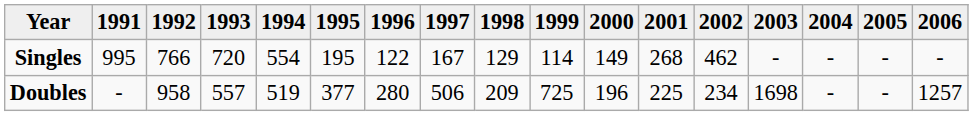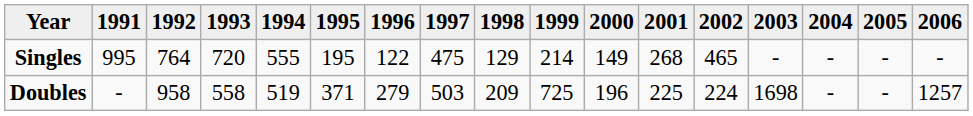(174, 57) 766 -> (174, 57) 764
(283, 57) 554 -> (283, 57) 555
(447, 57) 167 -> (447, 57) 475
(557, 57) 114 -> (557, 57) 214
(721, 57) 462 -> (721, 57) 465
(228, 92) 557 -> (228, 92) 558
(338, 92) 377 -> (338, 92) 371
(393, 92) 280 -> (393, 92) 279
(447, 92) 506 -> (447, 92) 503
(721, 92) 234 -> (721, 92) 224
